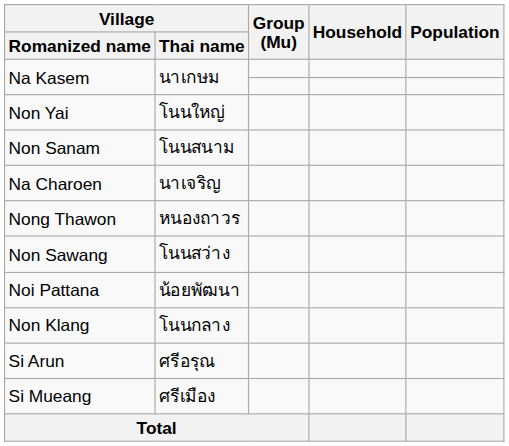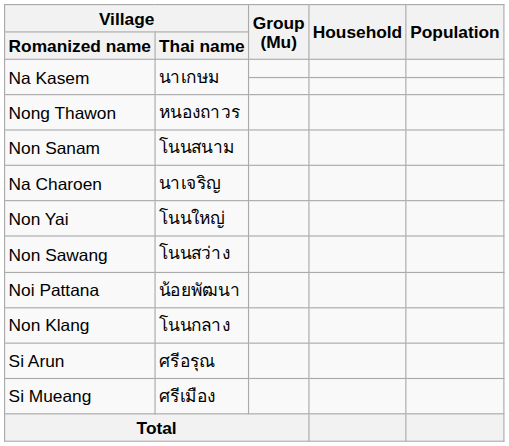rows swapped: (62, 219) <-> (39, 113)
